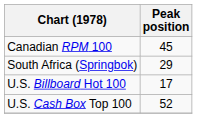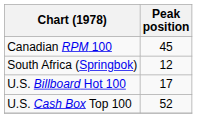(166, 65) 29 -> (166, 65) 12
